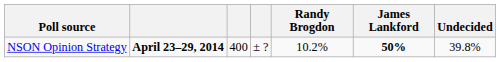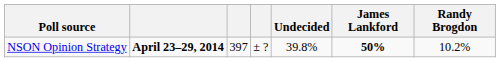columns swapped: (312, 20) <-> (465, 27)
(239, 47) 400 -> (239, 47) 397
